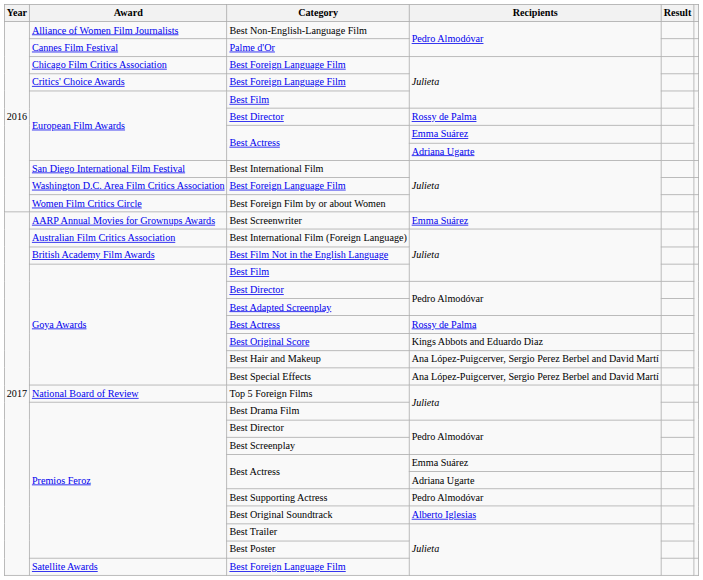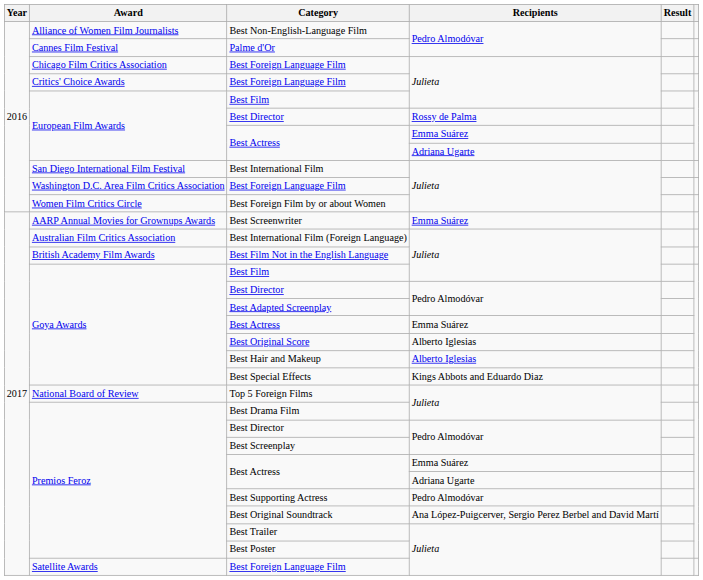(444, 324) Rossy de Palma -> (440, 324) Emma Suárez
(477, 341) Kings Abbots and Eduardo Diaz -> (444, 341) Alberto Iglesias
(535, 359) Ana López-Puigcerver, Sergio Perez Berbel and David Martí -> (444, 359) Alberto Iglesias
(535, 376) Ana López-Puigcerver, Sergio Perez Berbel and David Martí -> (477, 376) Kings Abbots and Eduardo Diaz
(444, 515) Alberto Iglesias -> (535, 515) Ana López-Puigcerver, Sergio Perez Berbel and David Martí
